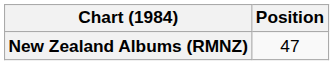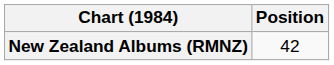(290, 45) 47 -> (290, 45) 42
